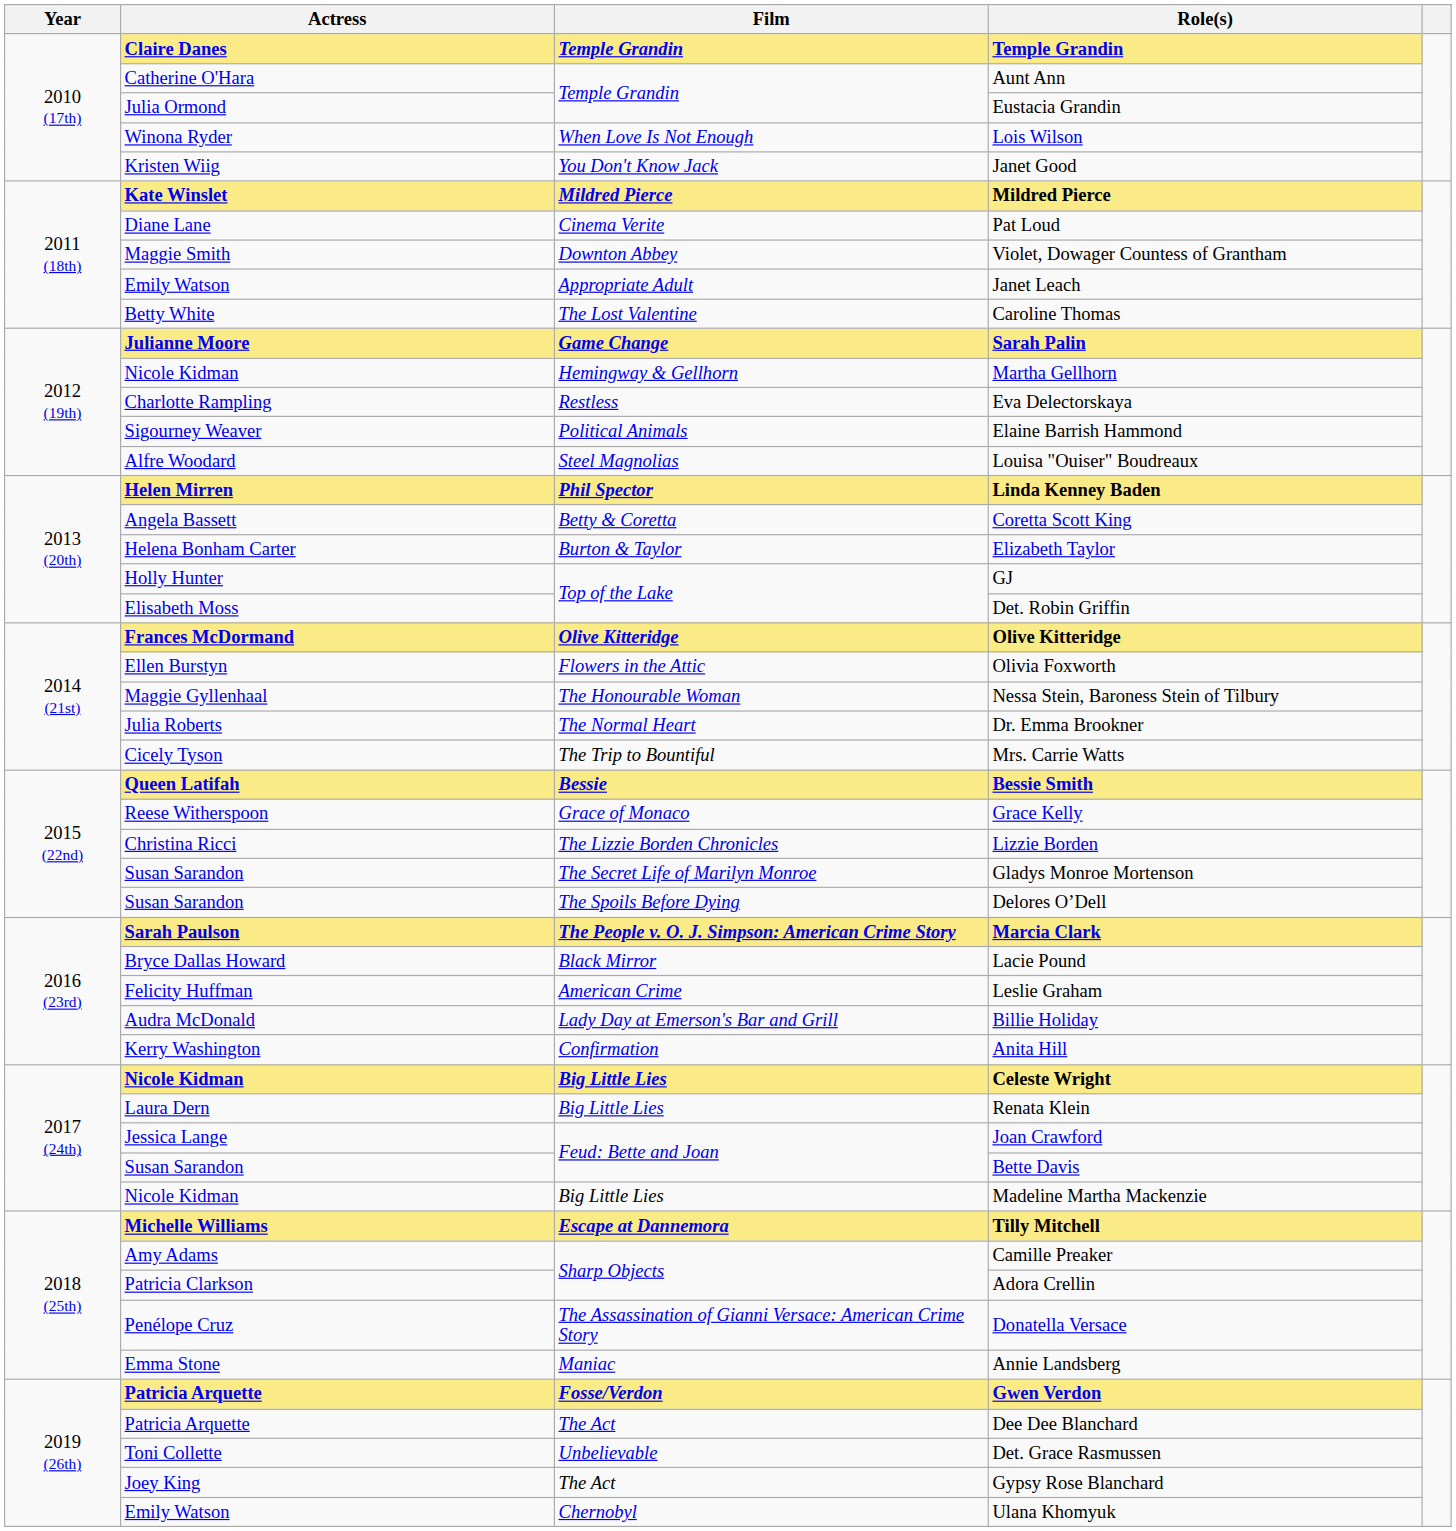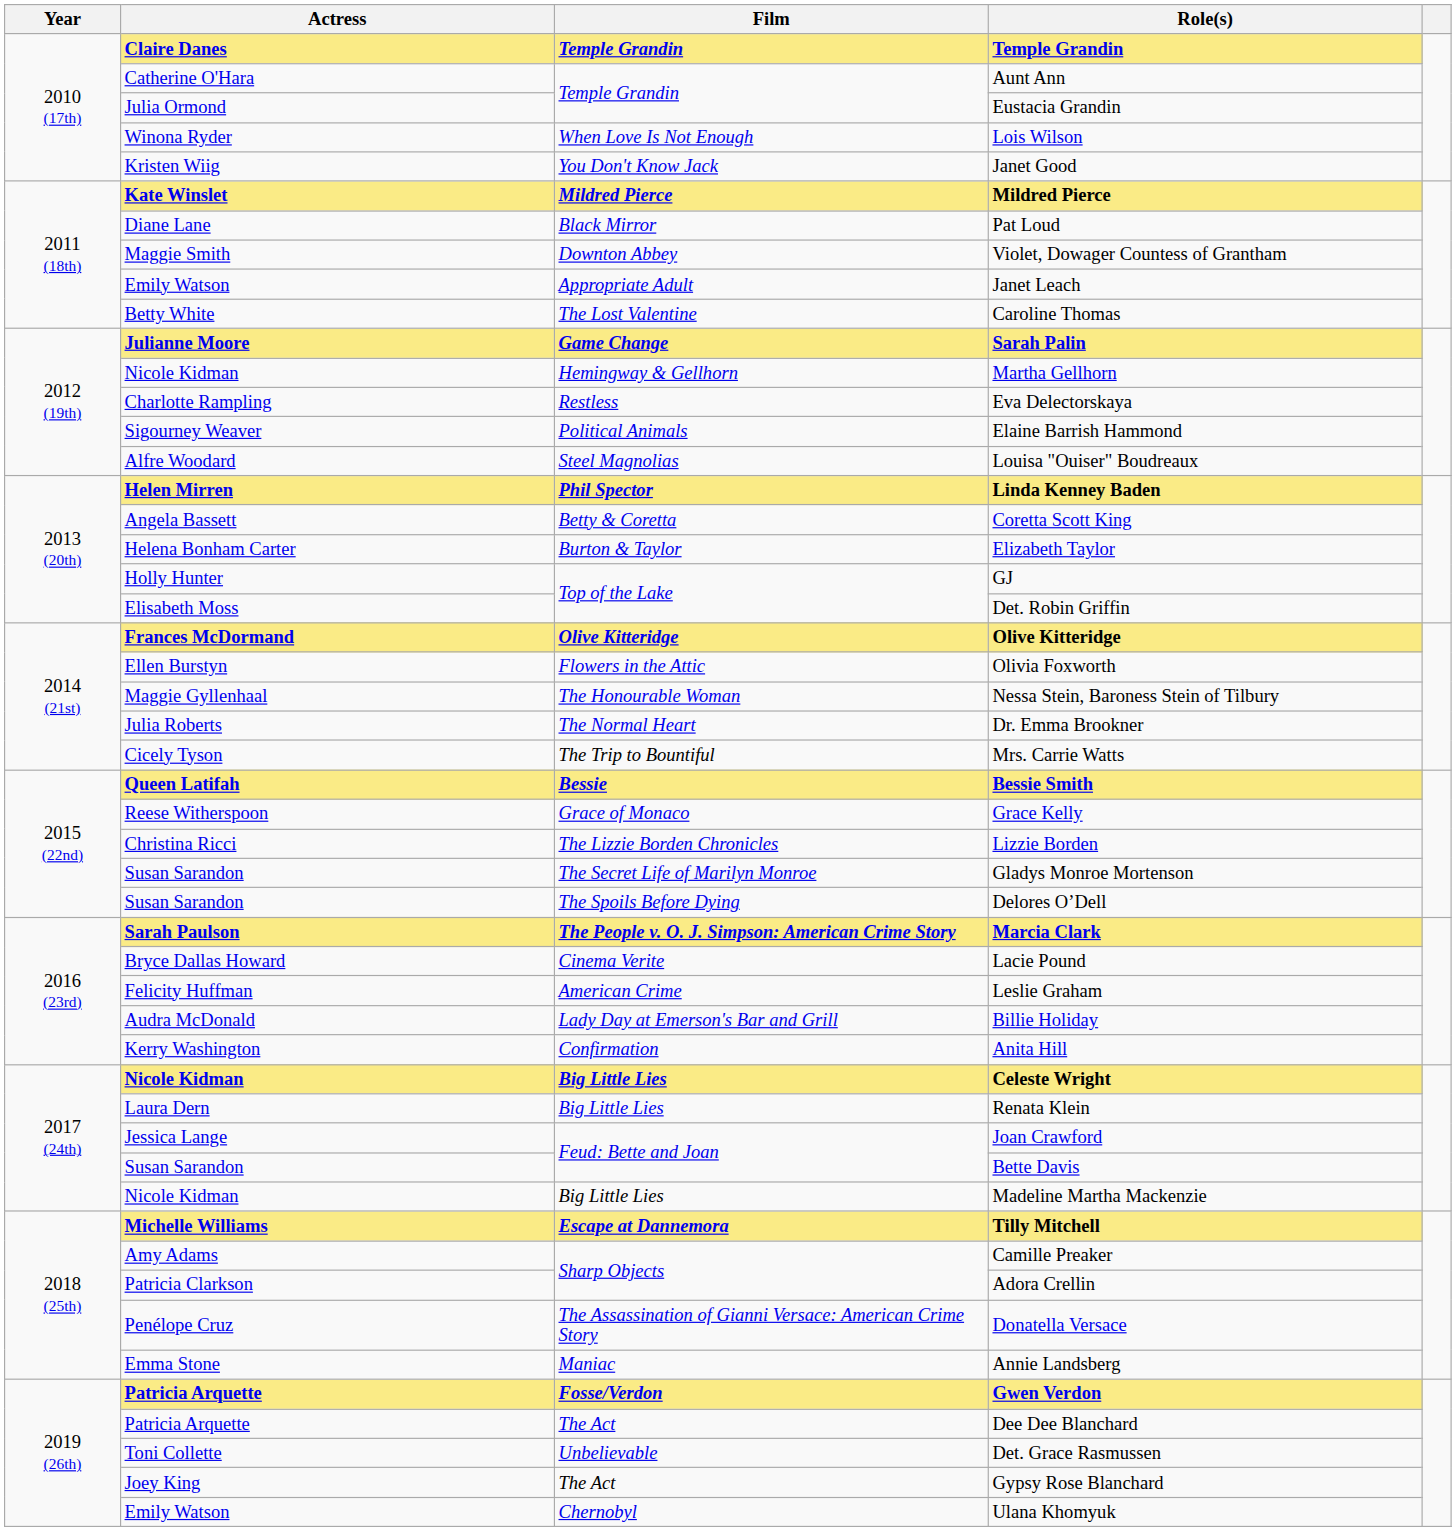(611, 225) Cinema Verite -> (607, 225) Black Mirror
(607, 961) Black Mirror -> (611, 961) Cinema Verite
